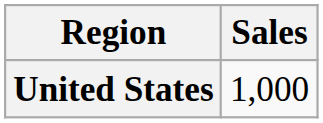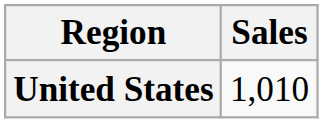(269, 88) 1,000 -> (269, 88) 1,010
